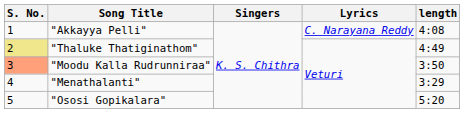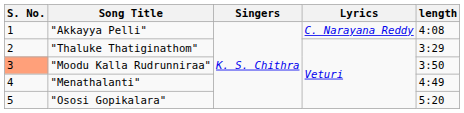(10, 48) khaki background -> (10, 48) no background
(432, 48) 4:49 -> (432, 48) 3:29
(432, 83) 3:29 -> (432, 83) 4:49
